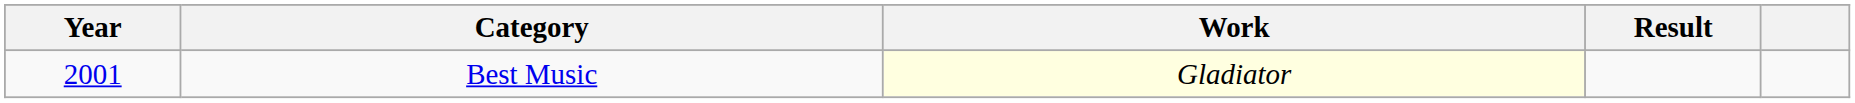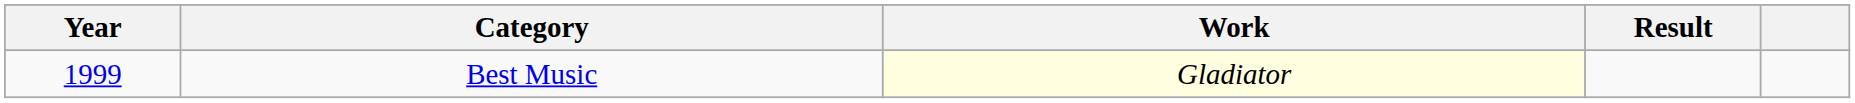(93, 73) 2001 -> (93, 73) 1999
